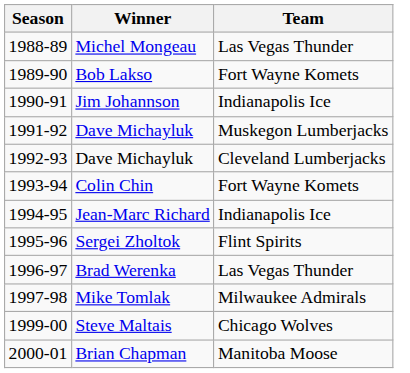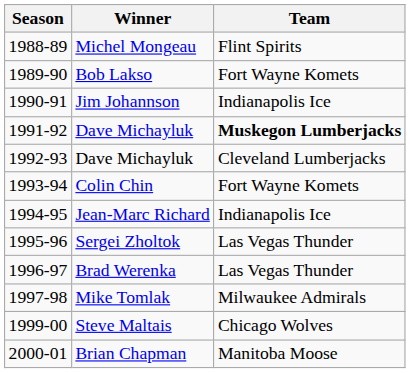(285, 46) Las Vegas Thunder -> (260, 46) Flint Spirits
(303, 130) normal -> (310, 130) bold
(260, 241) Flint Spirits -> (285, 241) Las Vegas Thunder
